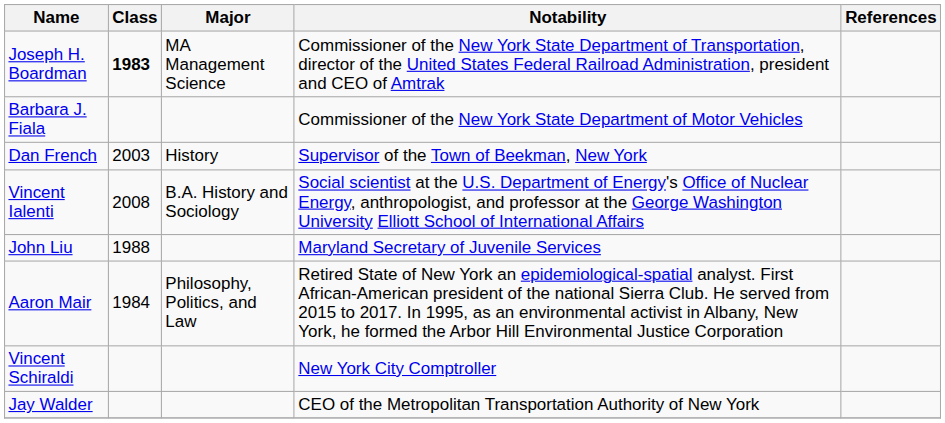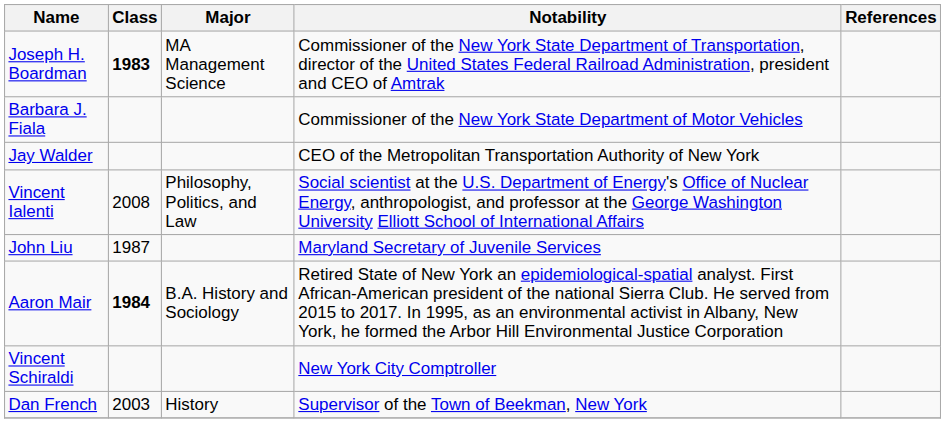rows swapped: (53, 155) <-> (51, 404)
(227, 201) B.A. History and Sociology -> (211, 201) Philosophy, Politics, and Law
(131, 247) 1988 -> (131, 247) 1987
(131, 303) normal -> (131, 303) bold
(211, 303) Philosophy, Politics, and Law -> (227, 303) B.A. History and Sociology
